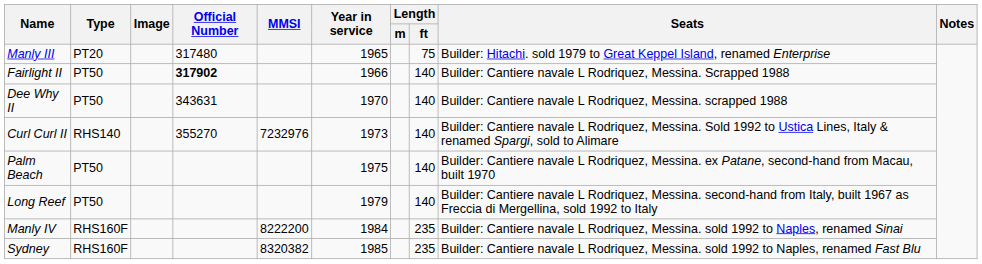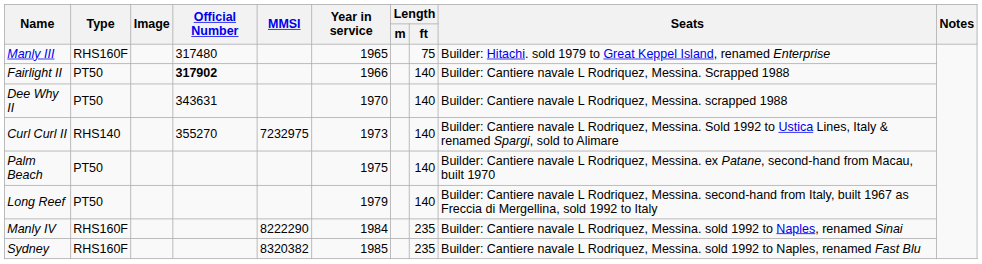(88, 53) PT20 -> (101, 53) RHS160F
(284, 134) 7232976 -> (284, 134) 7232975
(284, 228) 8222200 -> (284, 228) 8222290
